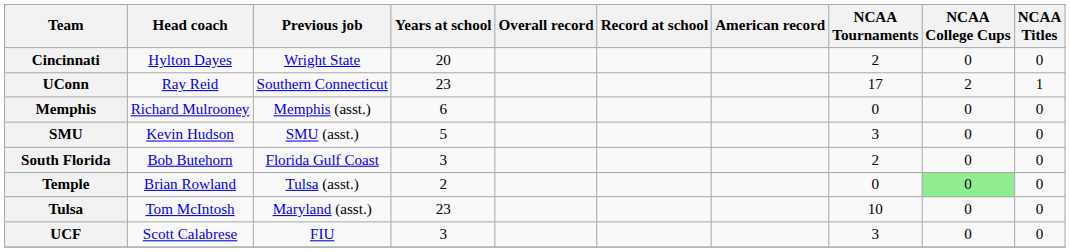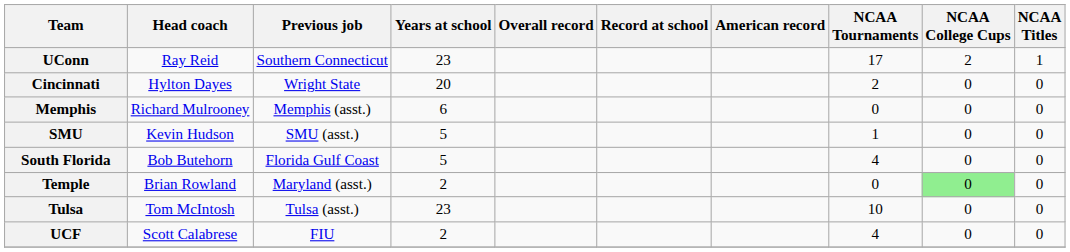rows swapped: (66, 60) <-> (66, 85)
(875, 134) 3 -> (875, 134) 1
(443, 159) 3 -> (443, 159) 5
(875, 159) 2 -> (875, 159) 4
(322, 184) Tulsa (asst.) -> (322, 184) Maryland (asst.)
(322, 209) Maryland (asst.) -> (322, 209) Tulsa (asst.)
(443, 234) 3 -> (443, 234) 2
(875, 234) 3 -> (875, 234) 4
